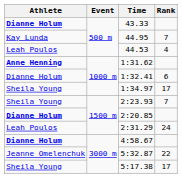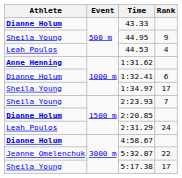(27, 36) Kay Lunda -> (34, 36) Sheila Young
(166, 36) 7 -> (166, 36) 9
